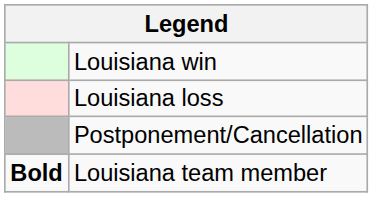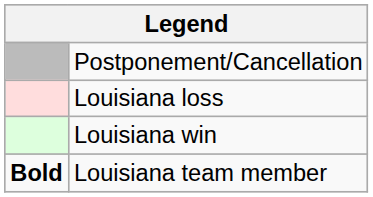rows swapped: (145, 61) <-> (218, 136)
